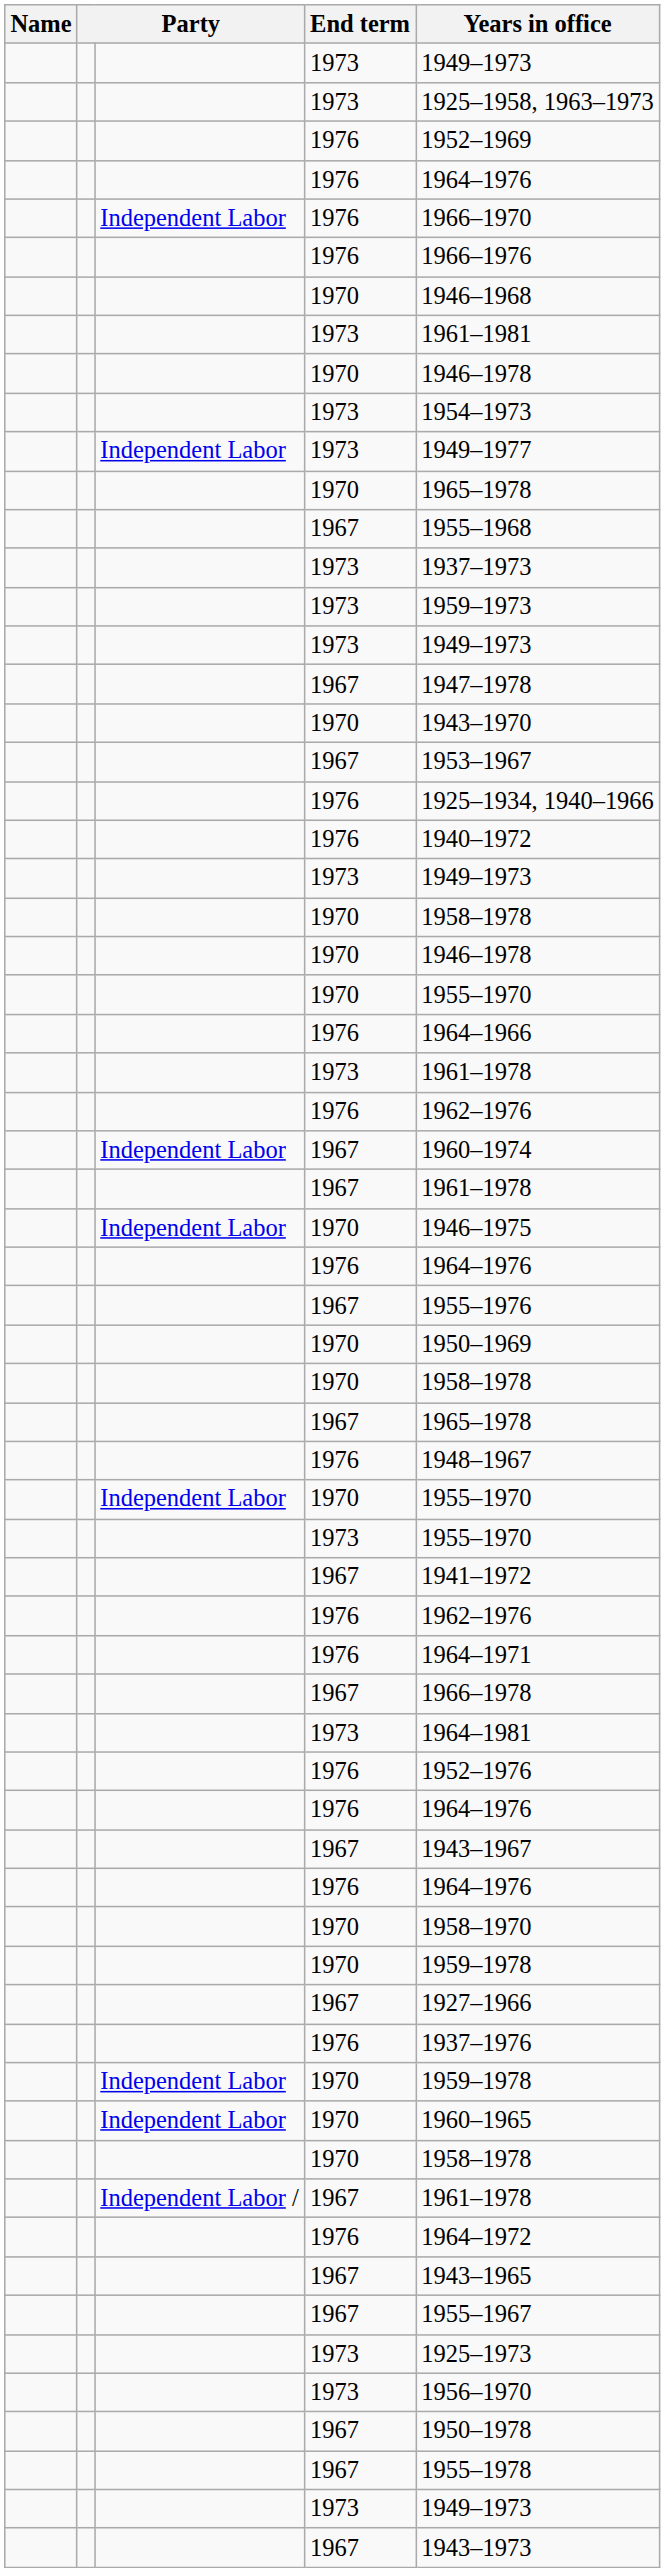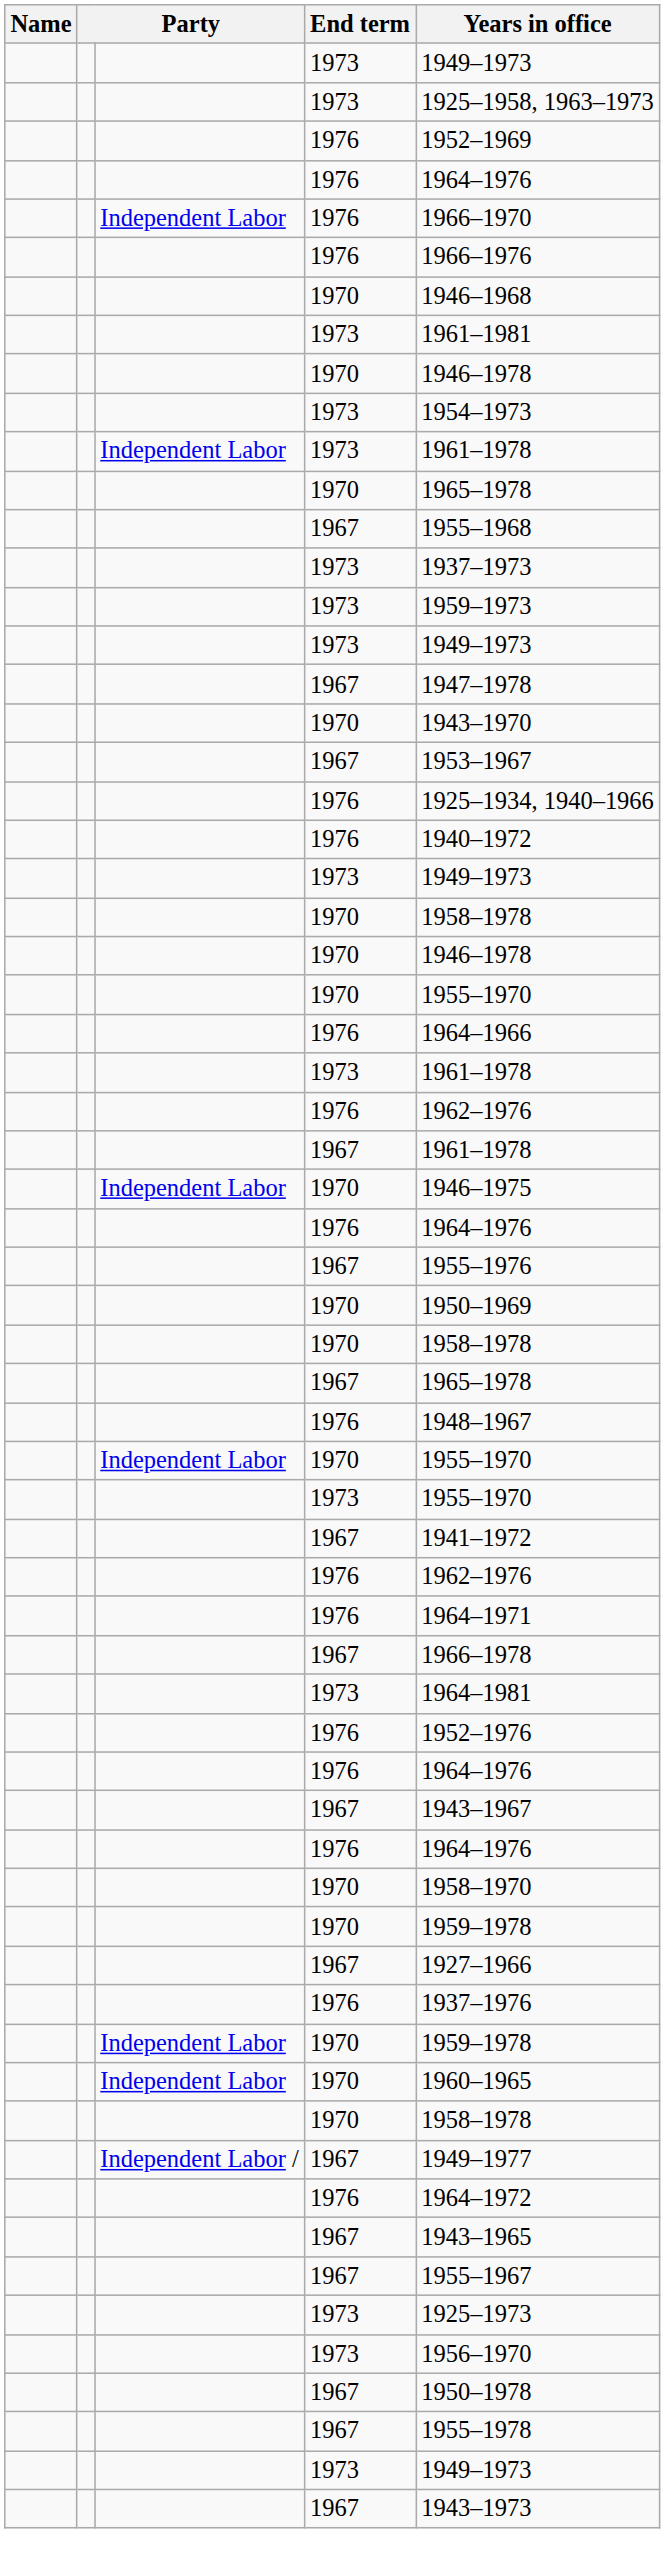(476, 450) 1949–1977 -> (476, 450) 1961–1978
- row: (193, 1149)
(476, 2198) 1961–1978 -> (476, 2159) 1949–1977
